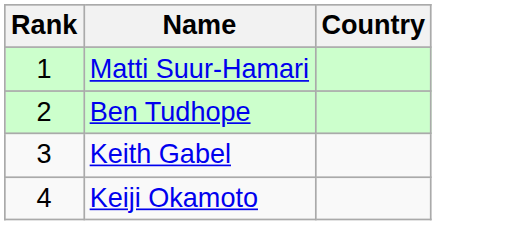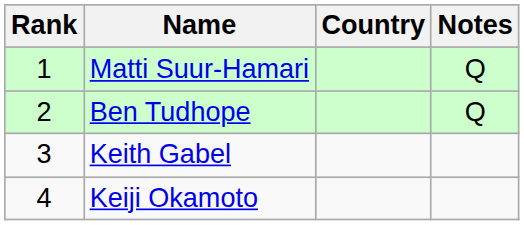+ column: (475, 25)
